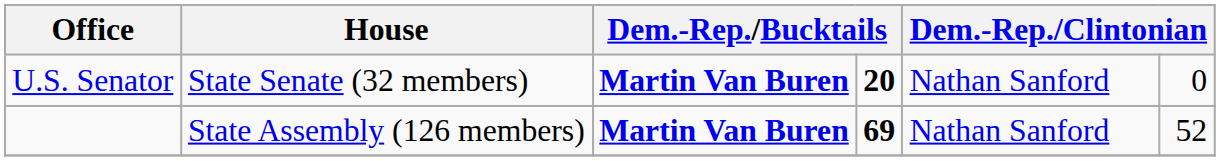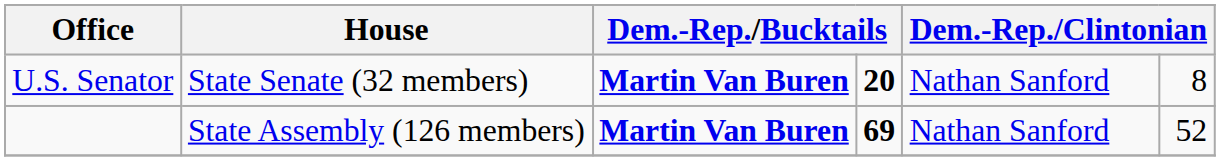(1199, 79) 0 -> (1199, 79) 8
